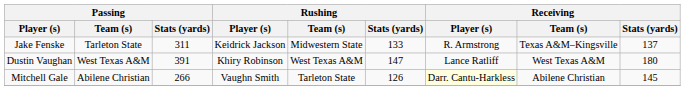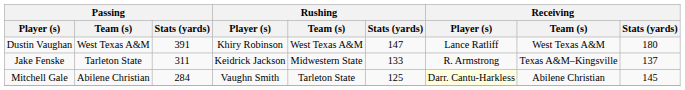rows swapped: (39, 61) <-> (39, 45)
(182, 77) 266 -> (182, 77) 284
(395, 77) 126 -> (395, 77) 125
